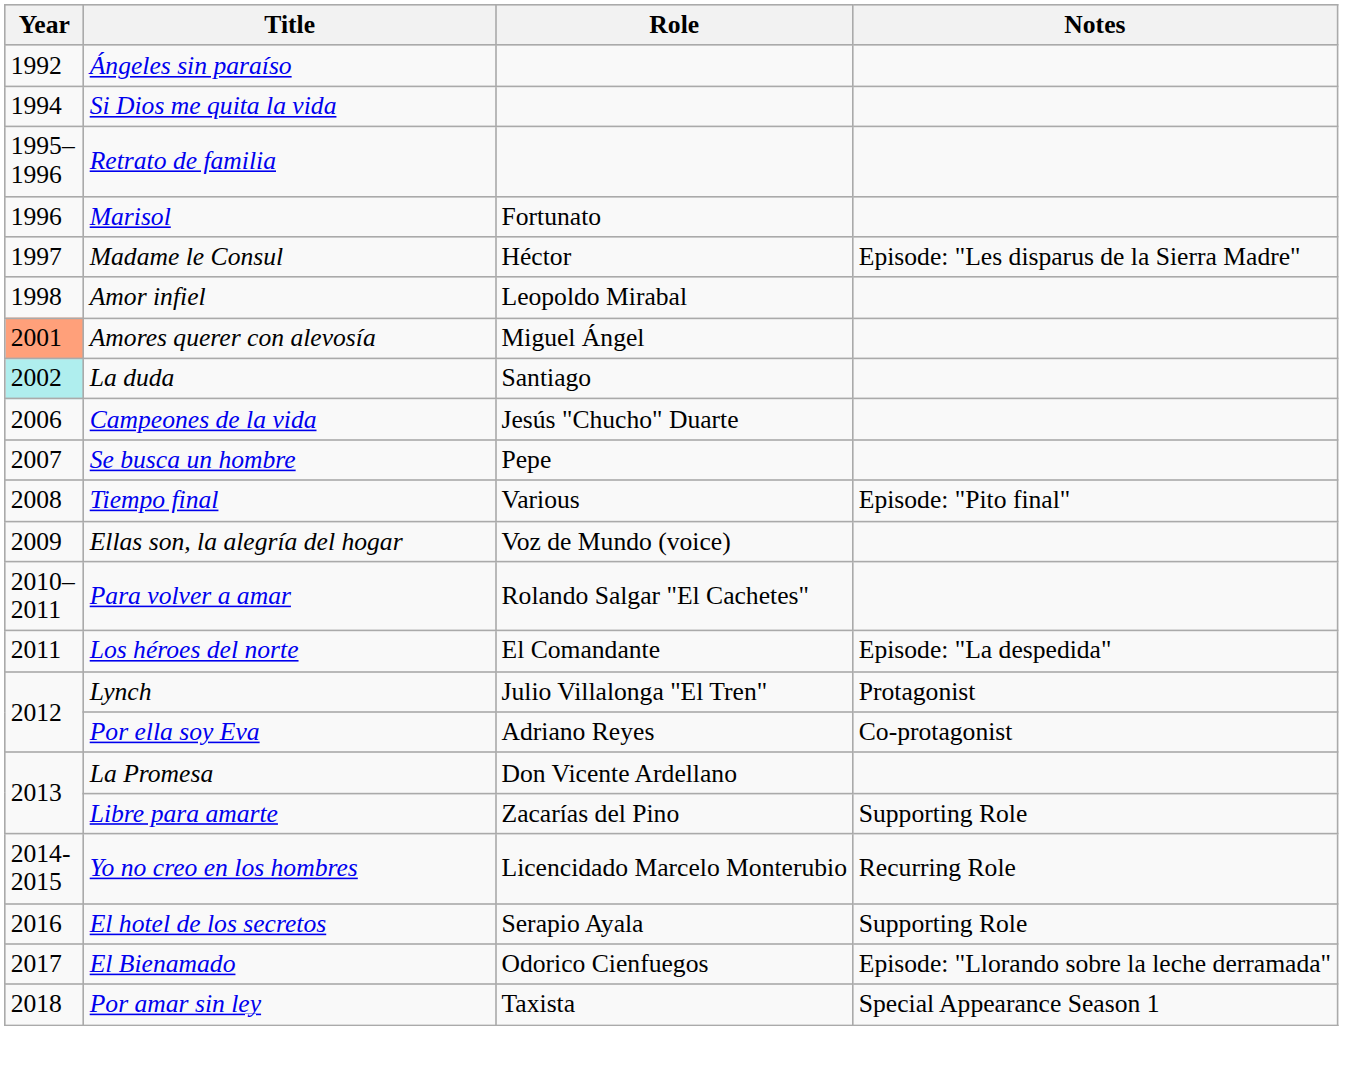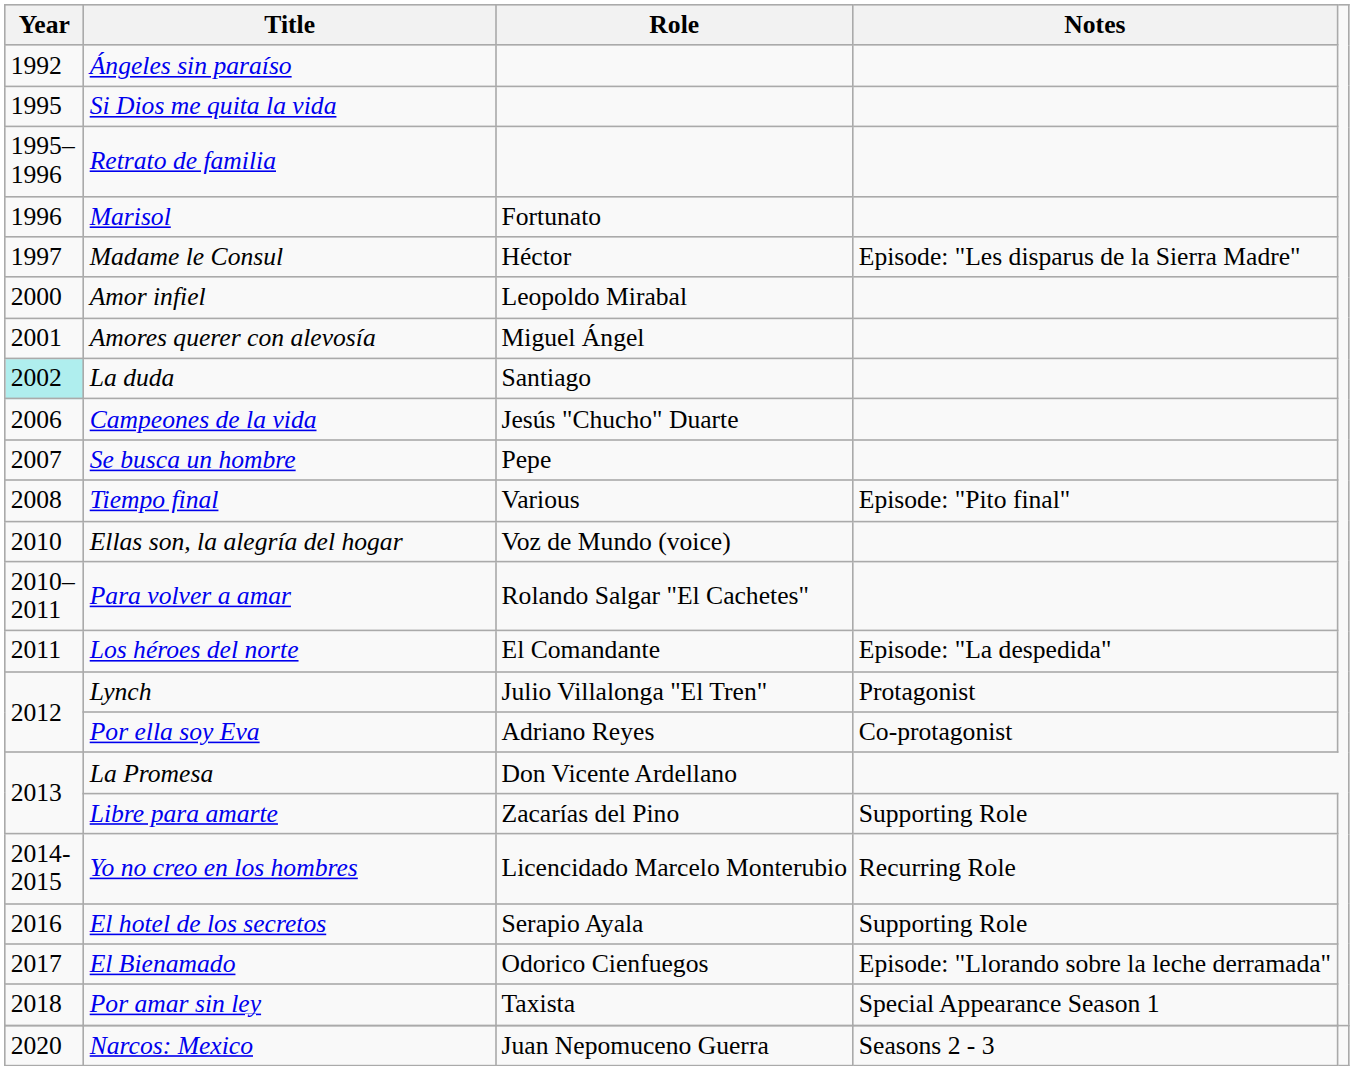(36, 106) 1994 -> (36, 106) 1995
(36, 297) 1998 -> (36, 297) 2000
(36, 337) lightsalmon background -> (36, 337) no background
(36, 540) 2009 -> (36, 540) 2010
+ row: (171, 1044)
